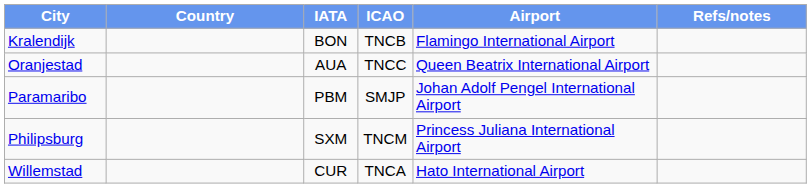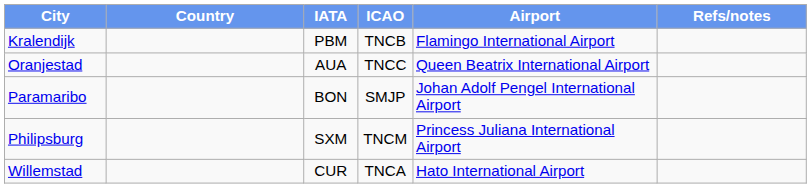(331, 40) BON -> (331, 40) PBM
(331, 97) PBM -> (331, 97) BON
